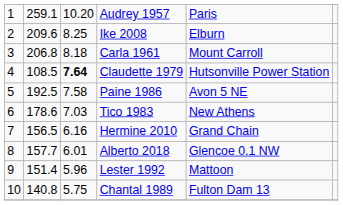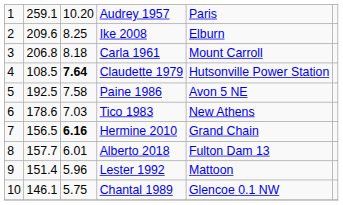(75, 131) normal -> (75, 131) bold
(234, 151) Glencoe 0.1 NW -> (229, 151) Fulton Dam 13
(42, 190) 140.8 -> (42, 190) 146.1
(229, 190) Fulton Dam 13 -> (234, 190) Glencoe 0.1 NW
